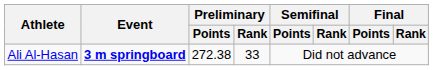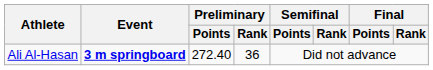(211, 55) 272.38 -> (211, 55) 272.40
(252, 55) 33 -> (252, 55) 36
